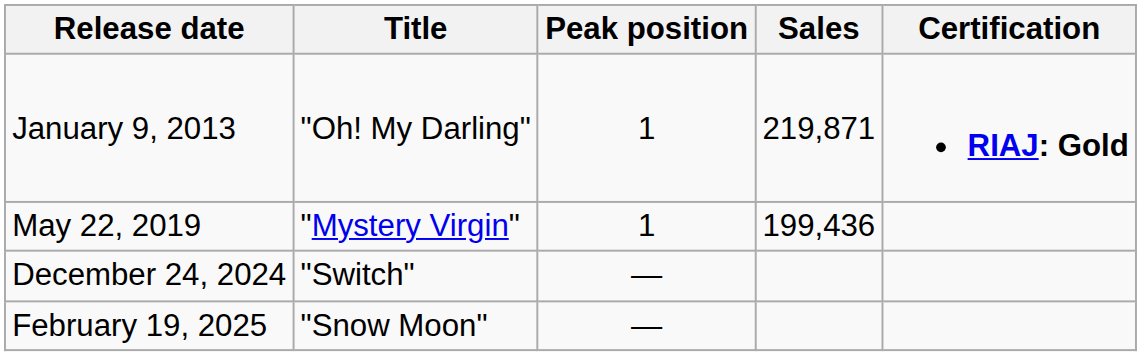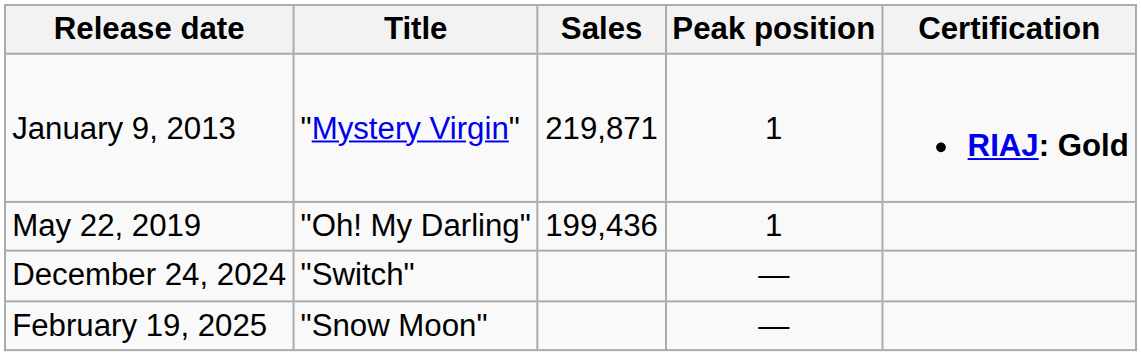columns swapped: (647, 29) <-> (819, 29)
(416, 127) "Oh! My Darling" -> (410, 127) "Mystery Virgin"
(410, 225) "Mystery Virgin" -> (416, 225) "Oh! My Darling"
